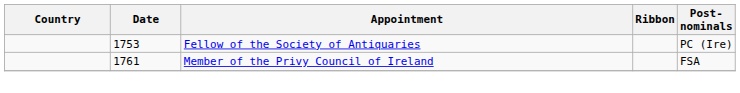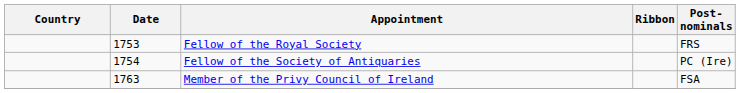+ row: (273, 44)
(126, 44) 1753 -> (126, 62) 1754
(126, 62) 1761 -> (126, 79) 1763
